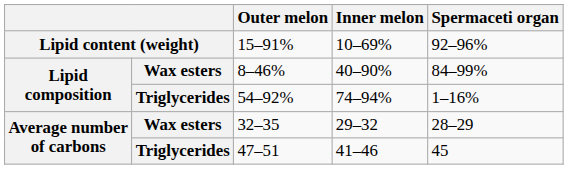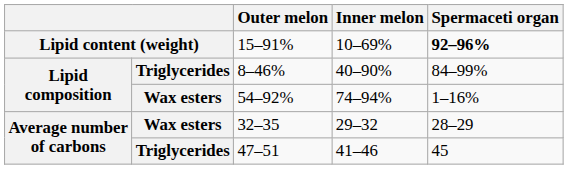(459, 44) normal -> (461, 44) bold
(183, 71) Wax esters -> (183, 71) Triglycerides
(183, 97) Triglycerides -> (183, 97) Wax esters
